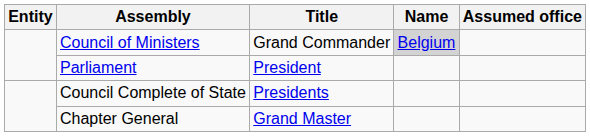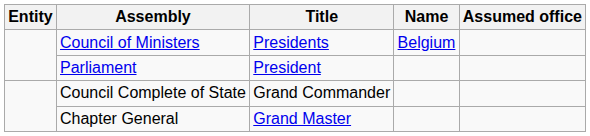(322, 42) Grand Commander -> (291, 42) Presidents
(426, 42) lightgrey background -> (426, 42) no background
(291, 93) Presidents -> (322, 93) Grand Commander
